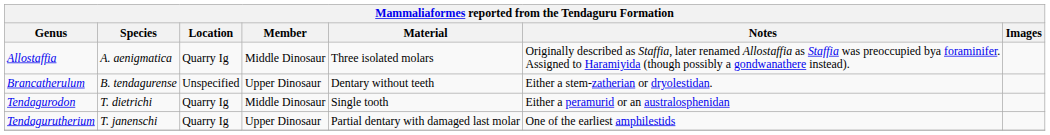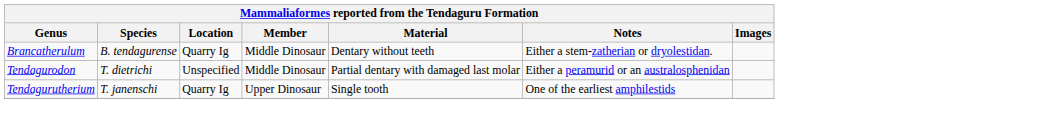- row: (32, 58)
(211, 83) Unspecified -> (205, 51) Quarry Ig
(283, 83) Upper Dinosaur -> (285, 51) Middle Dinosaur
(205, 102) Quarry Ig -> (211, 70) Unspecified
(360, 102) Single tooth -> (425, 70) Partial dentary with damaged last molar
(425, 121) Partial dentary with damaged last molar -> (360, 88) Single tooth
